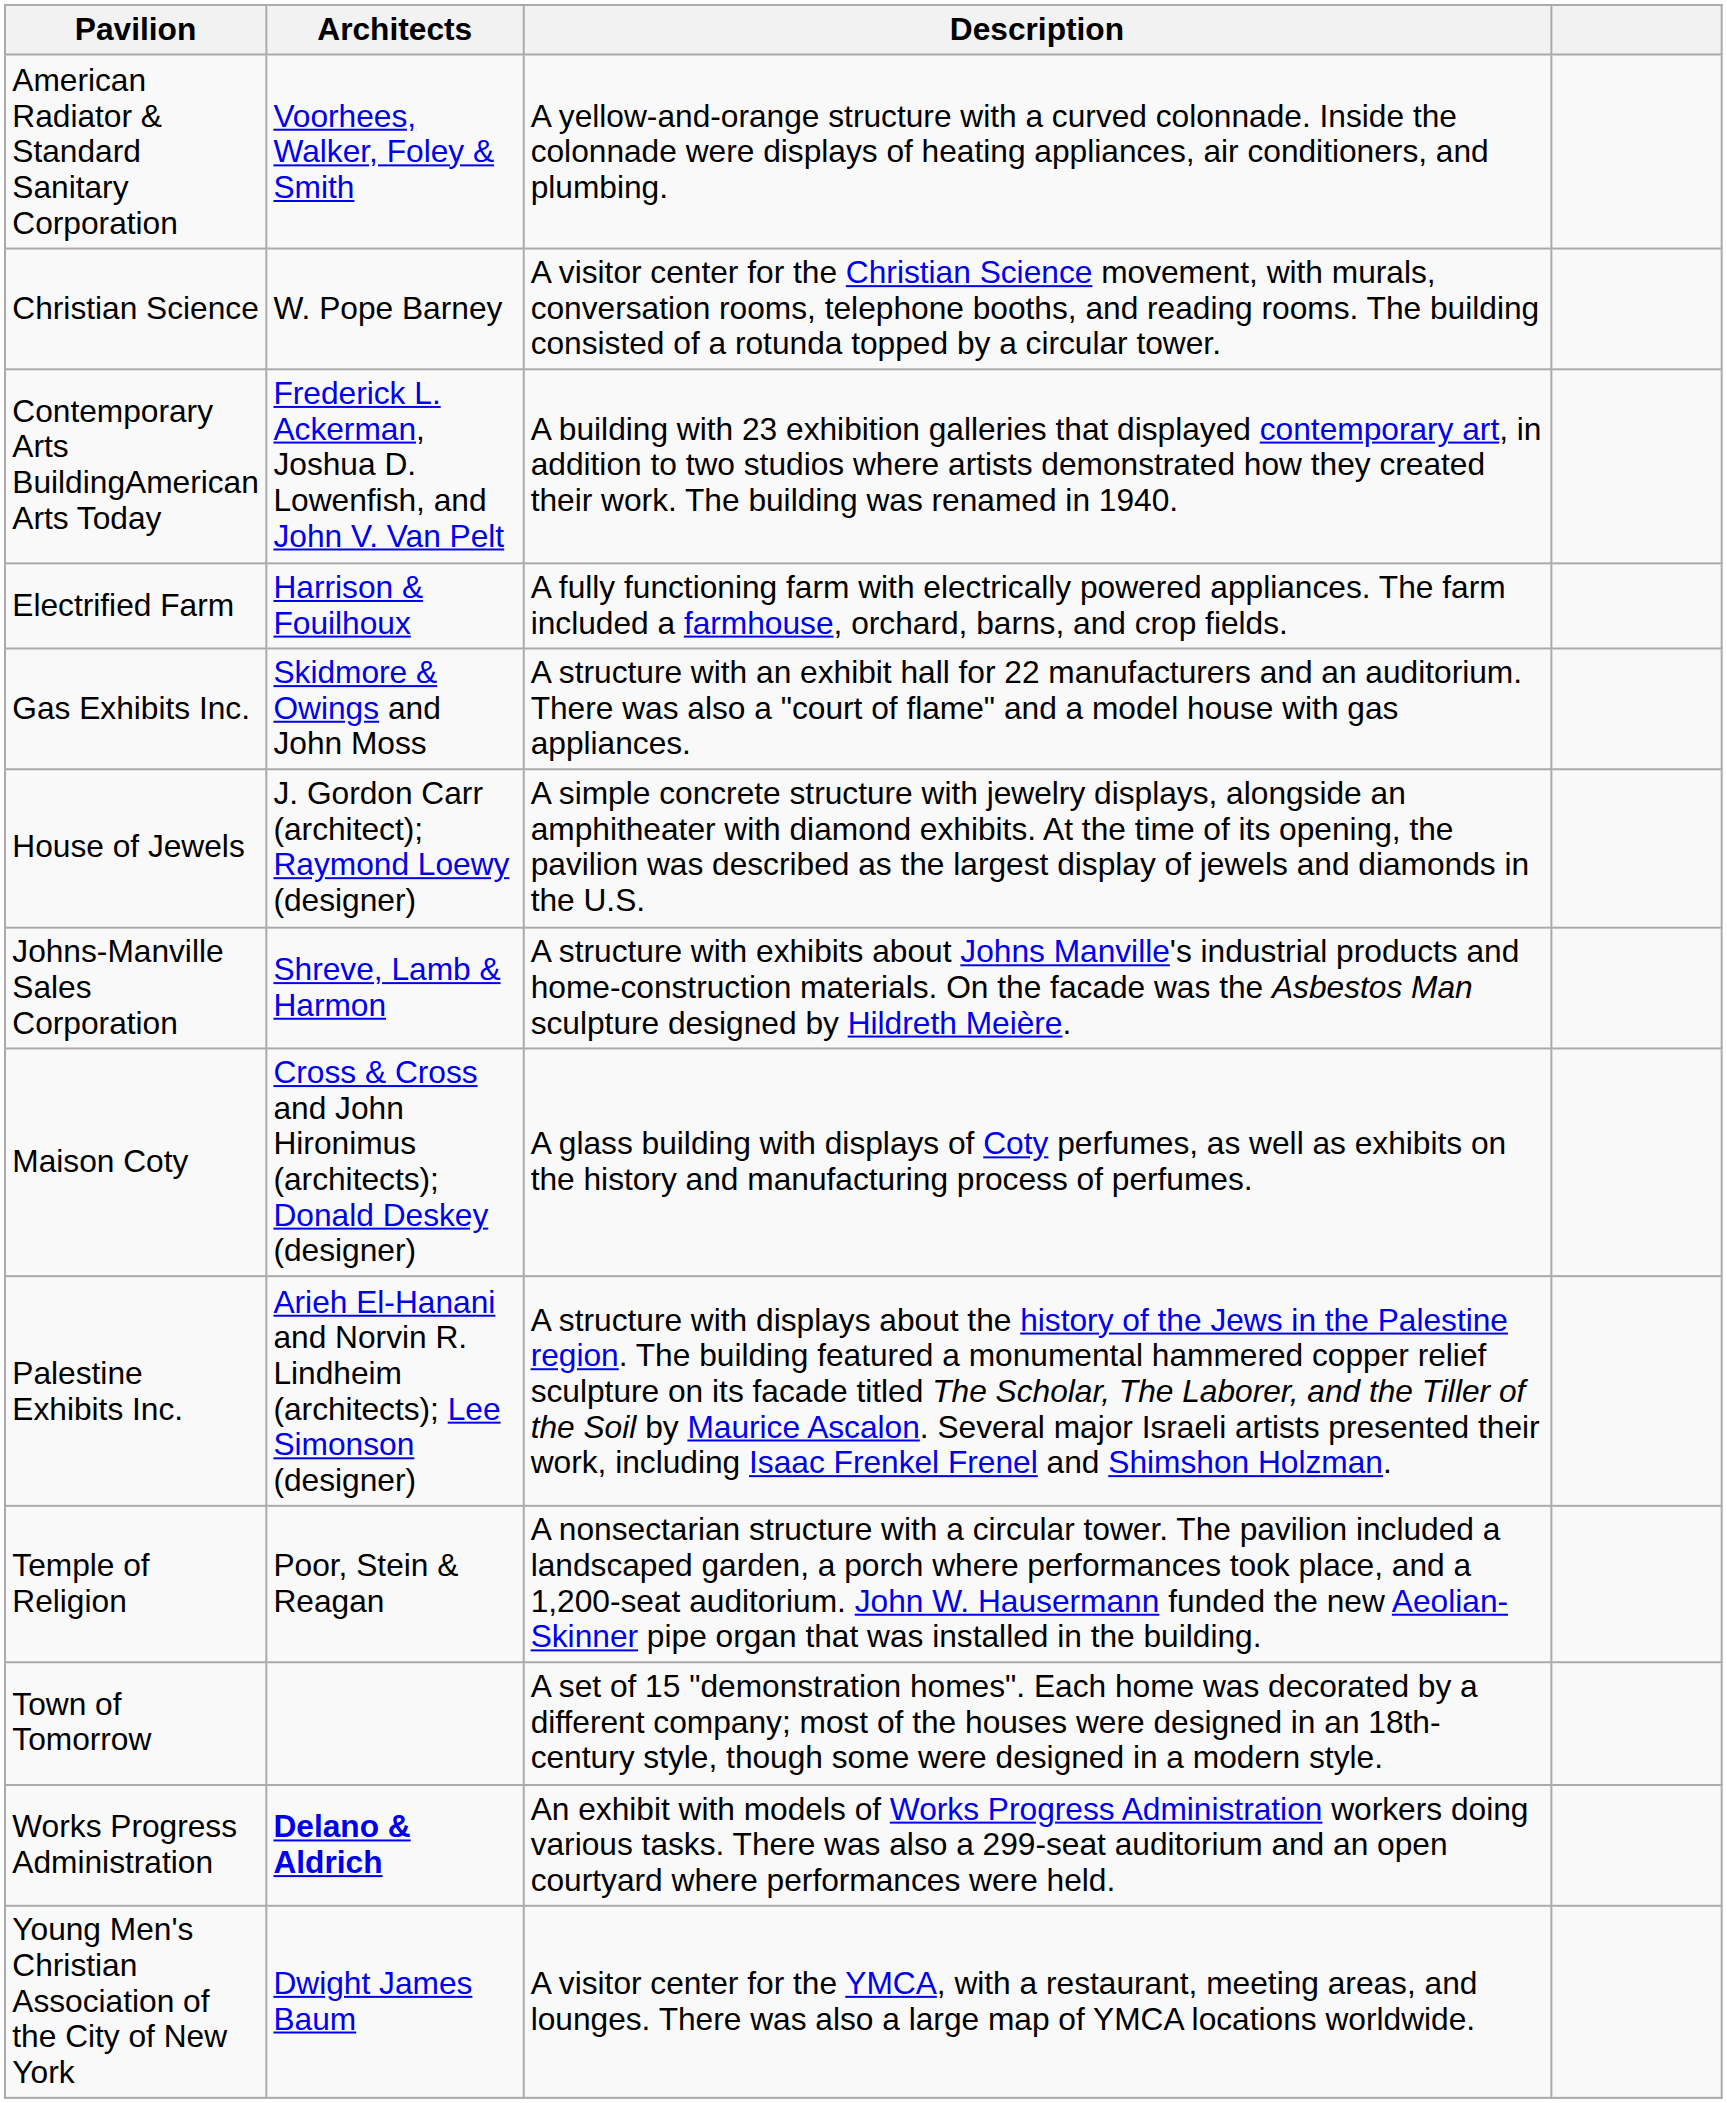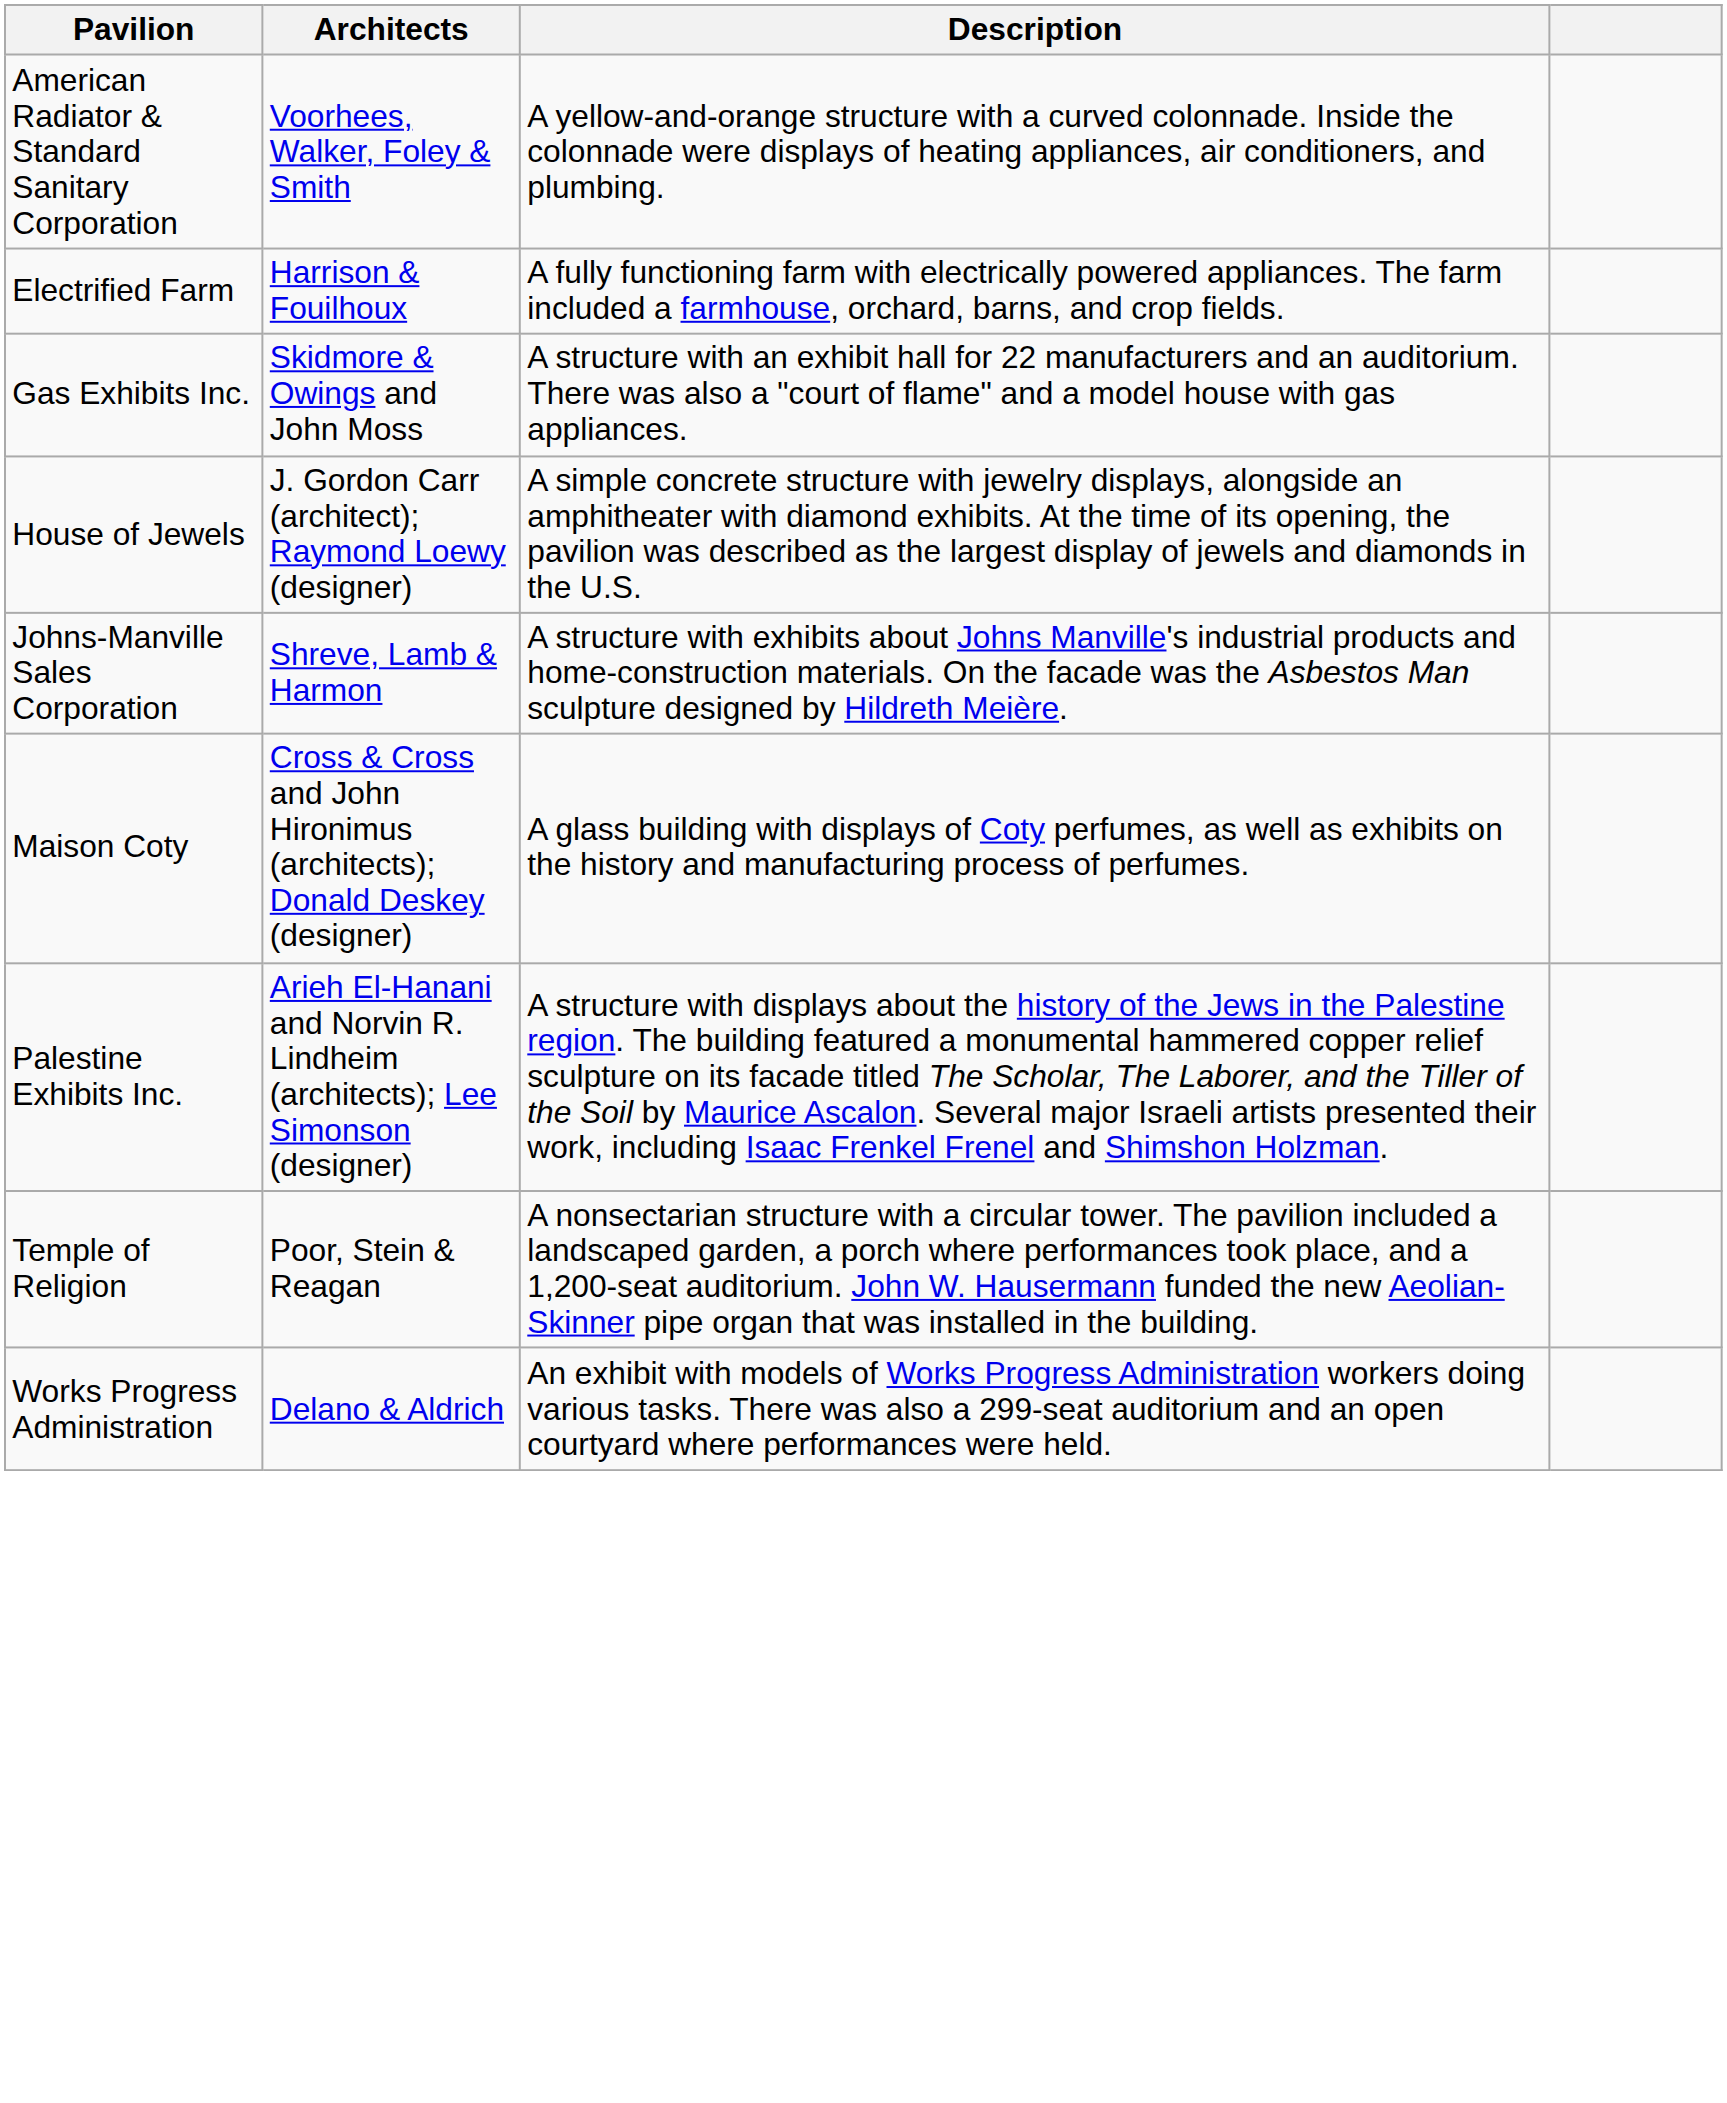- row: (136, 308)
- row: (136, 465)
- row: (82, 1722)
(342, 1844) bold -> (387, 1408) normal
- row: (120, 2001)
